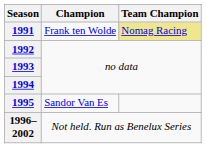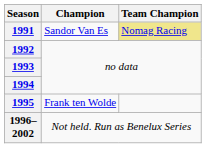(80, 31) Frank ten Wolde -> (76, 31) Sandor Van Es
(76, 102) Sandor Van Es -> (80, 102) Frank ten Wolde
